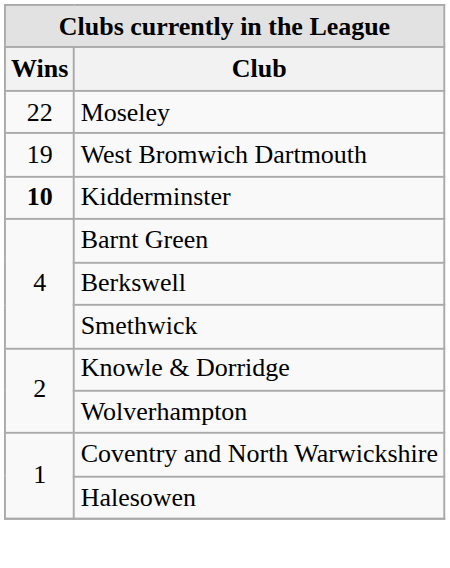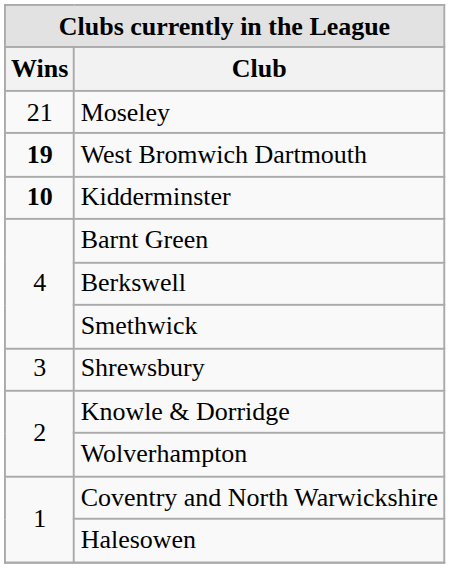(40, 111) 22 -> (40, 111) 21
(40, 154) normal -> (40, 154) bold
+ row: (143, 368)
